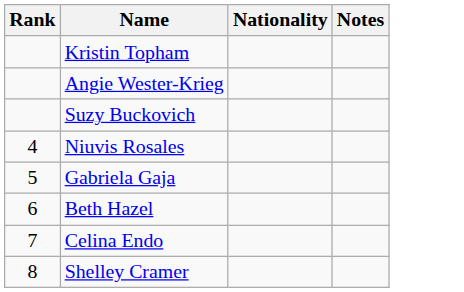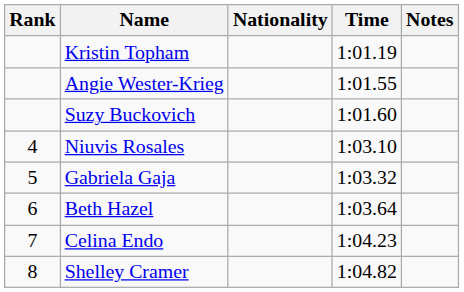+ column: (367, 20)
